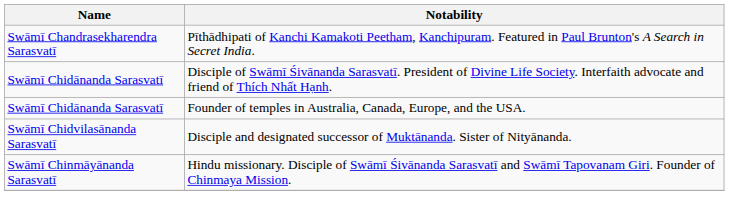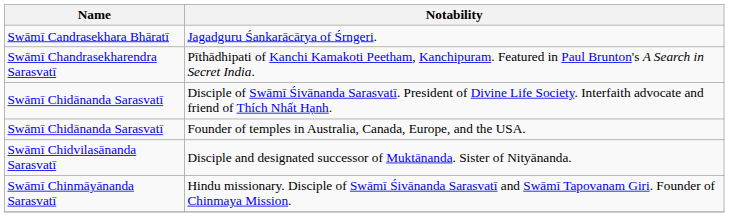+ row: (282, 36)
